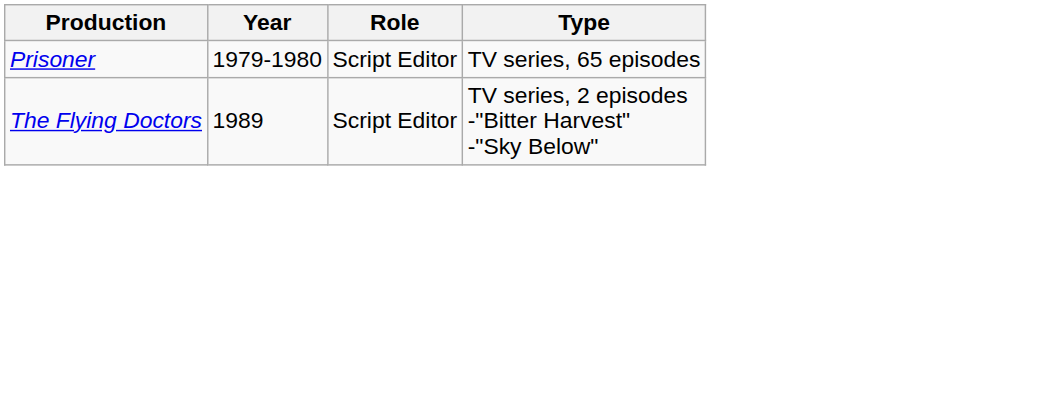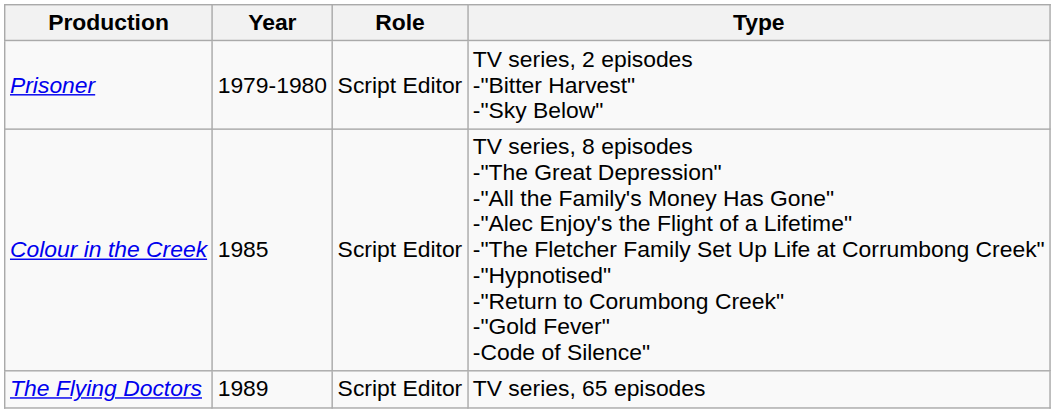(584, 58) TV series, 65 episodes -> (583, 84) TV series, 2 episodes -"Bitter Harvest" -"Sky Below"
+ row: (109, 249)
(578, 120) TV series, 2 episodes -"Bitter Harvest" -"Sky Below" -> (589, 388) TV series, 65 episodes
